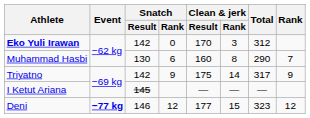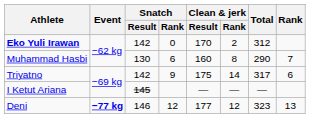(234, 43) 3 -> (234, 43) 2
(290, 74) 9 -> (290, 74) 6
(234, 106) 15 -> (234, 106) 12
(290, 106) 12 -> (290, 106) 13
